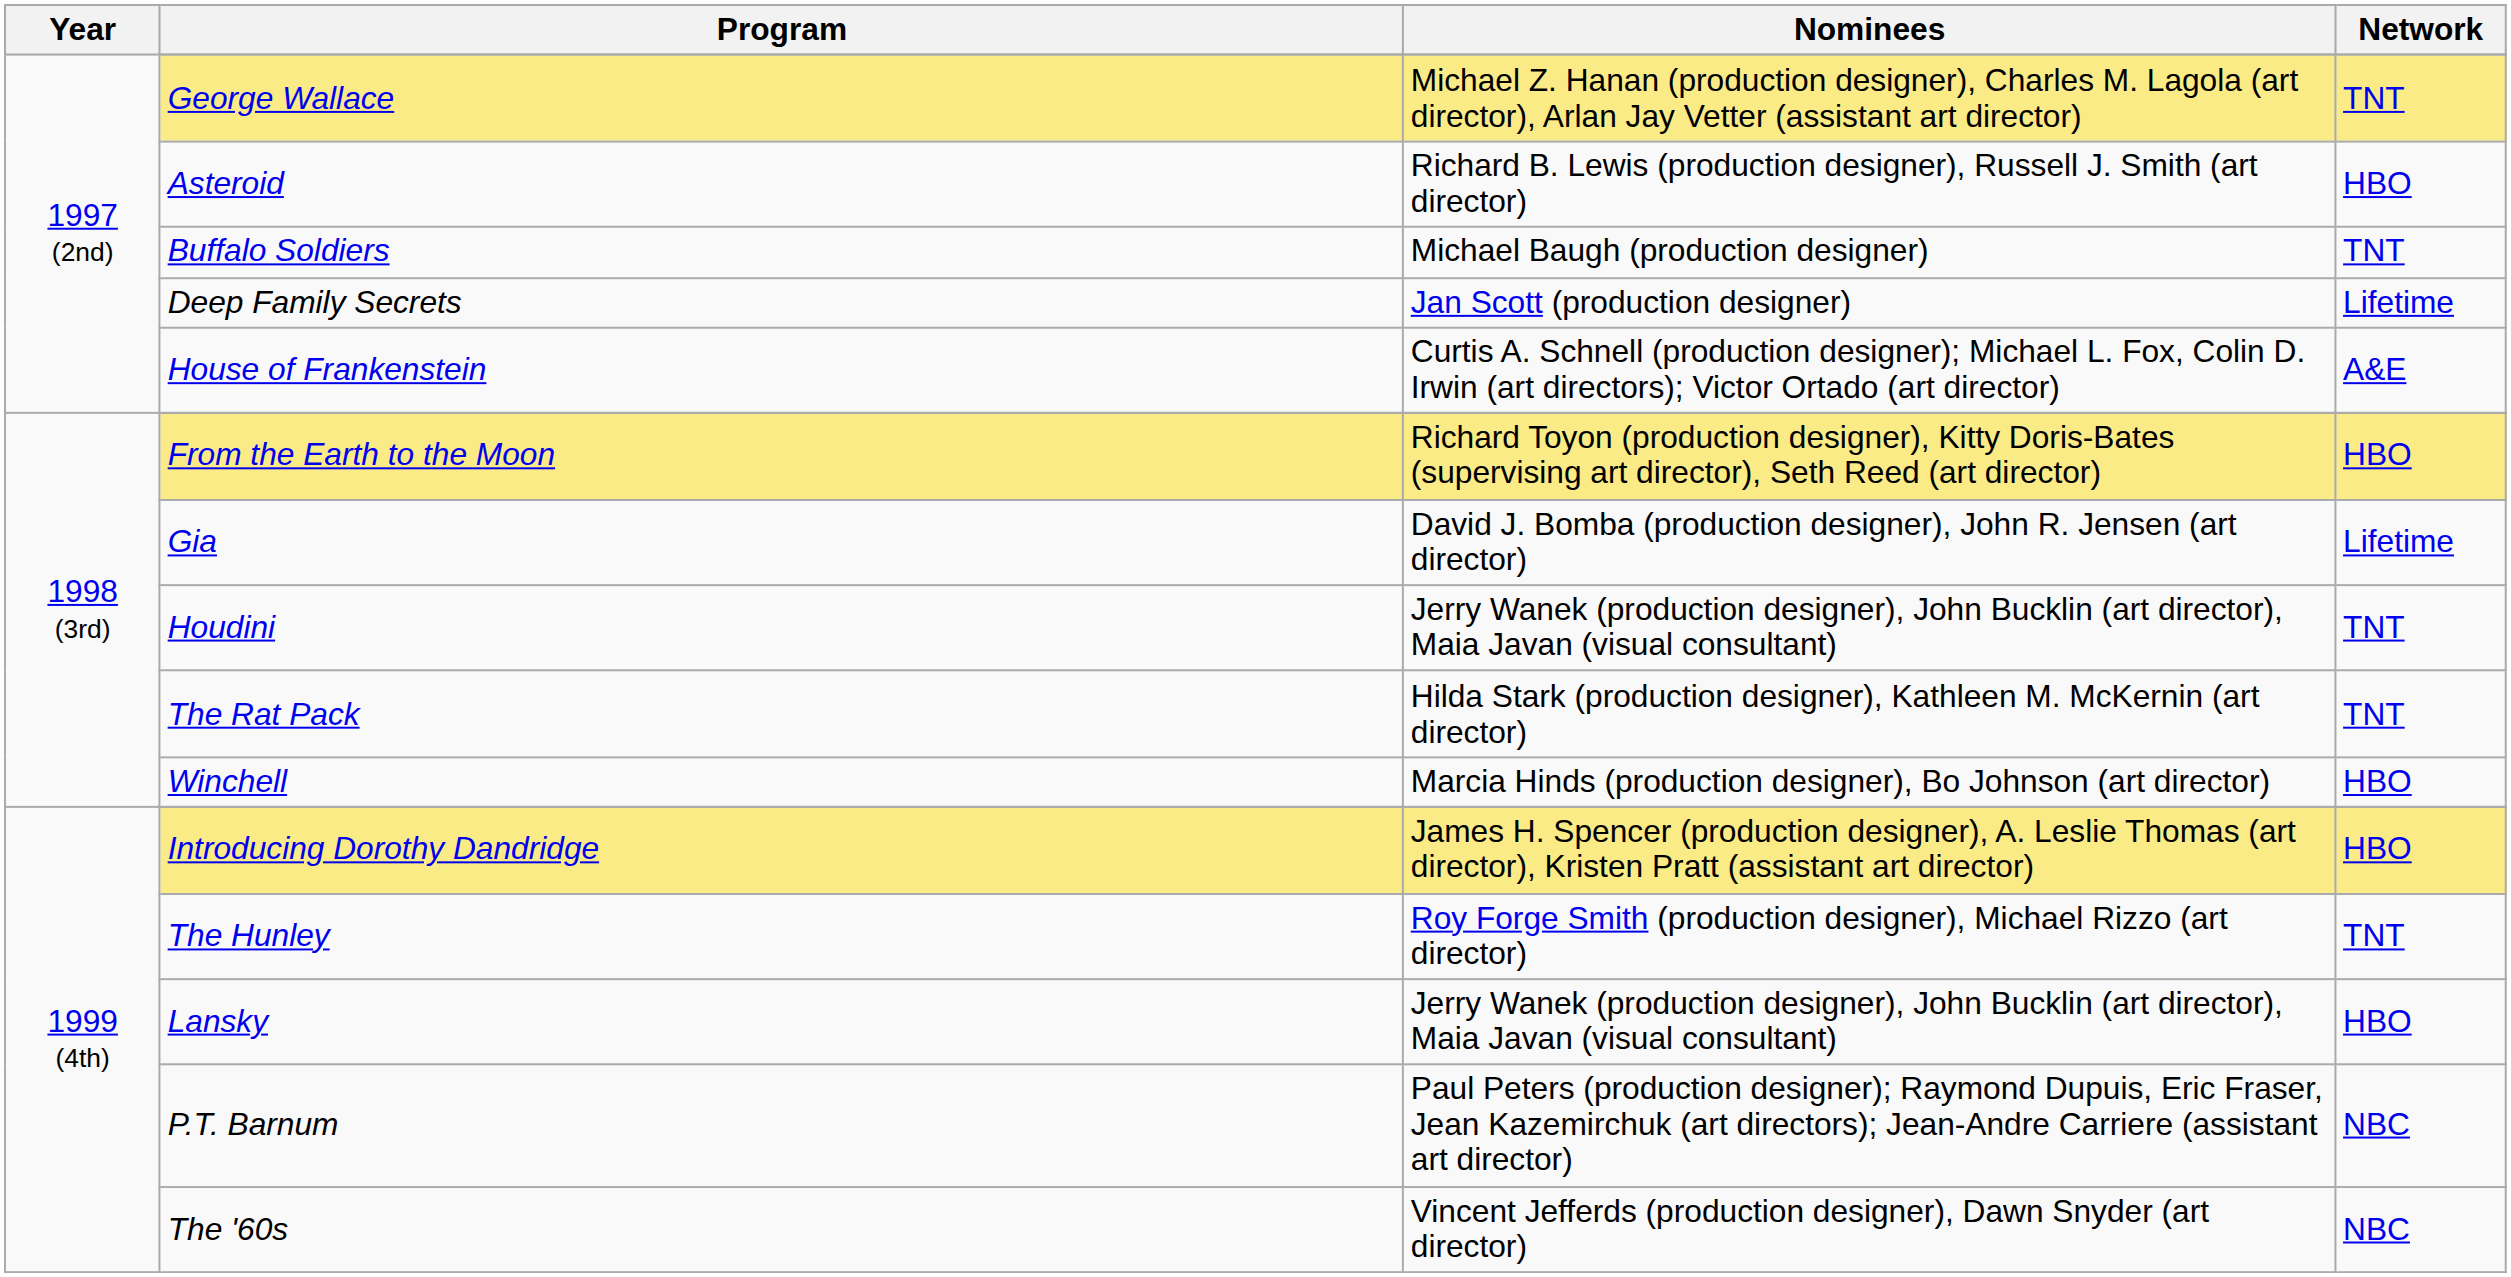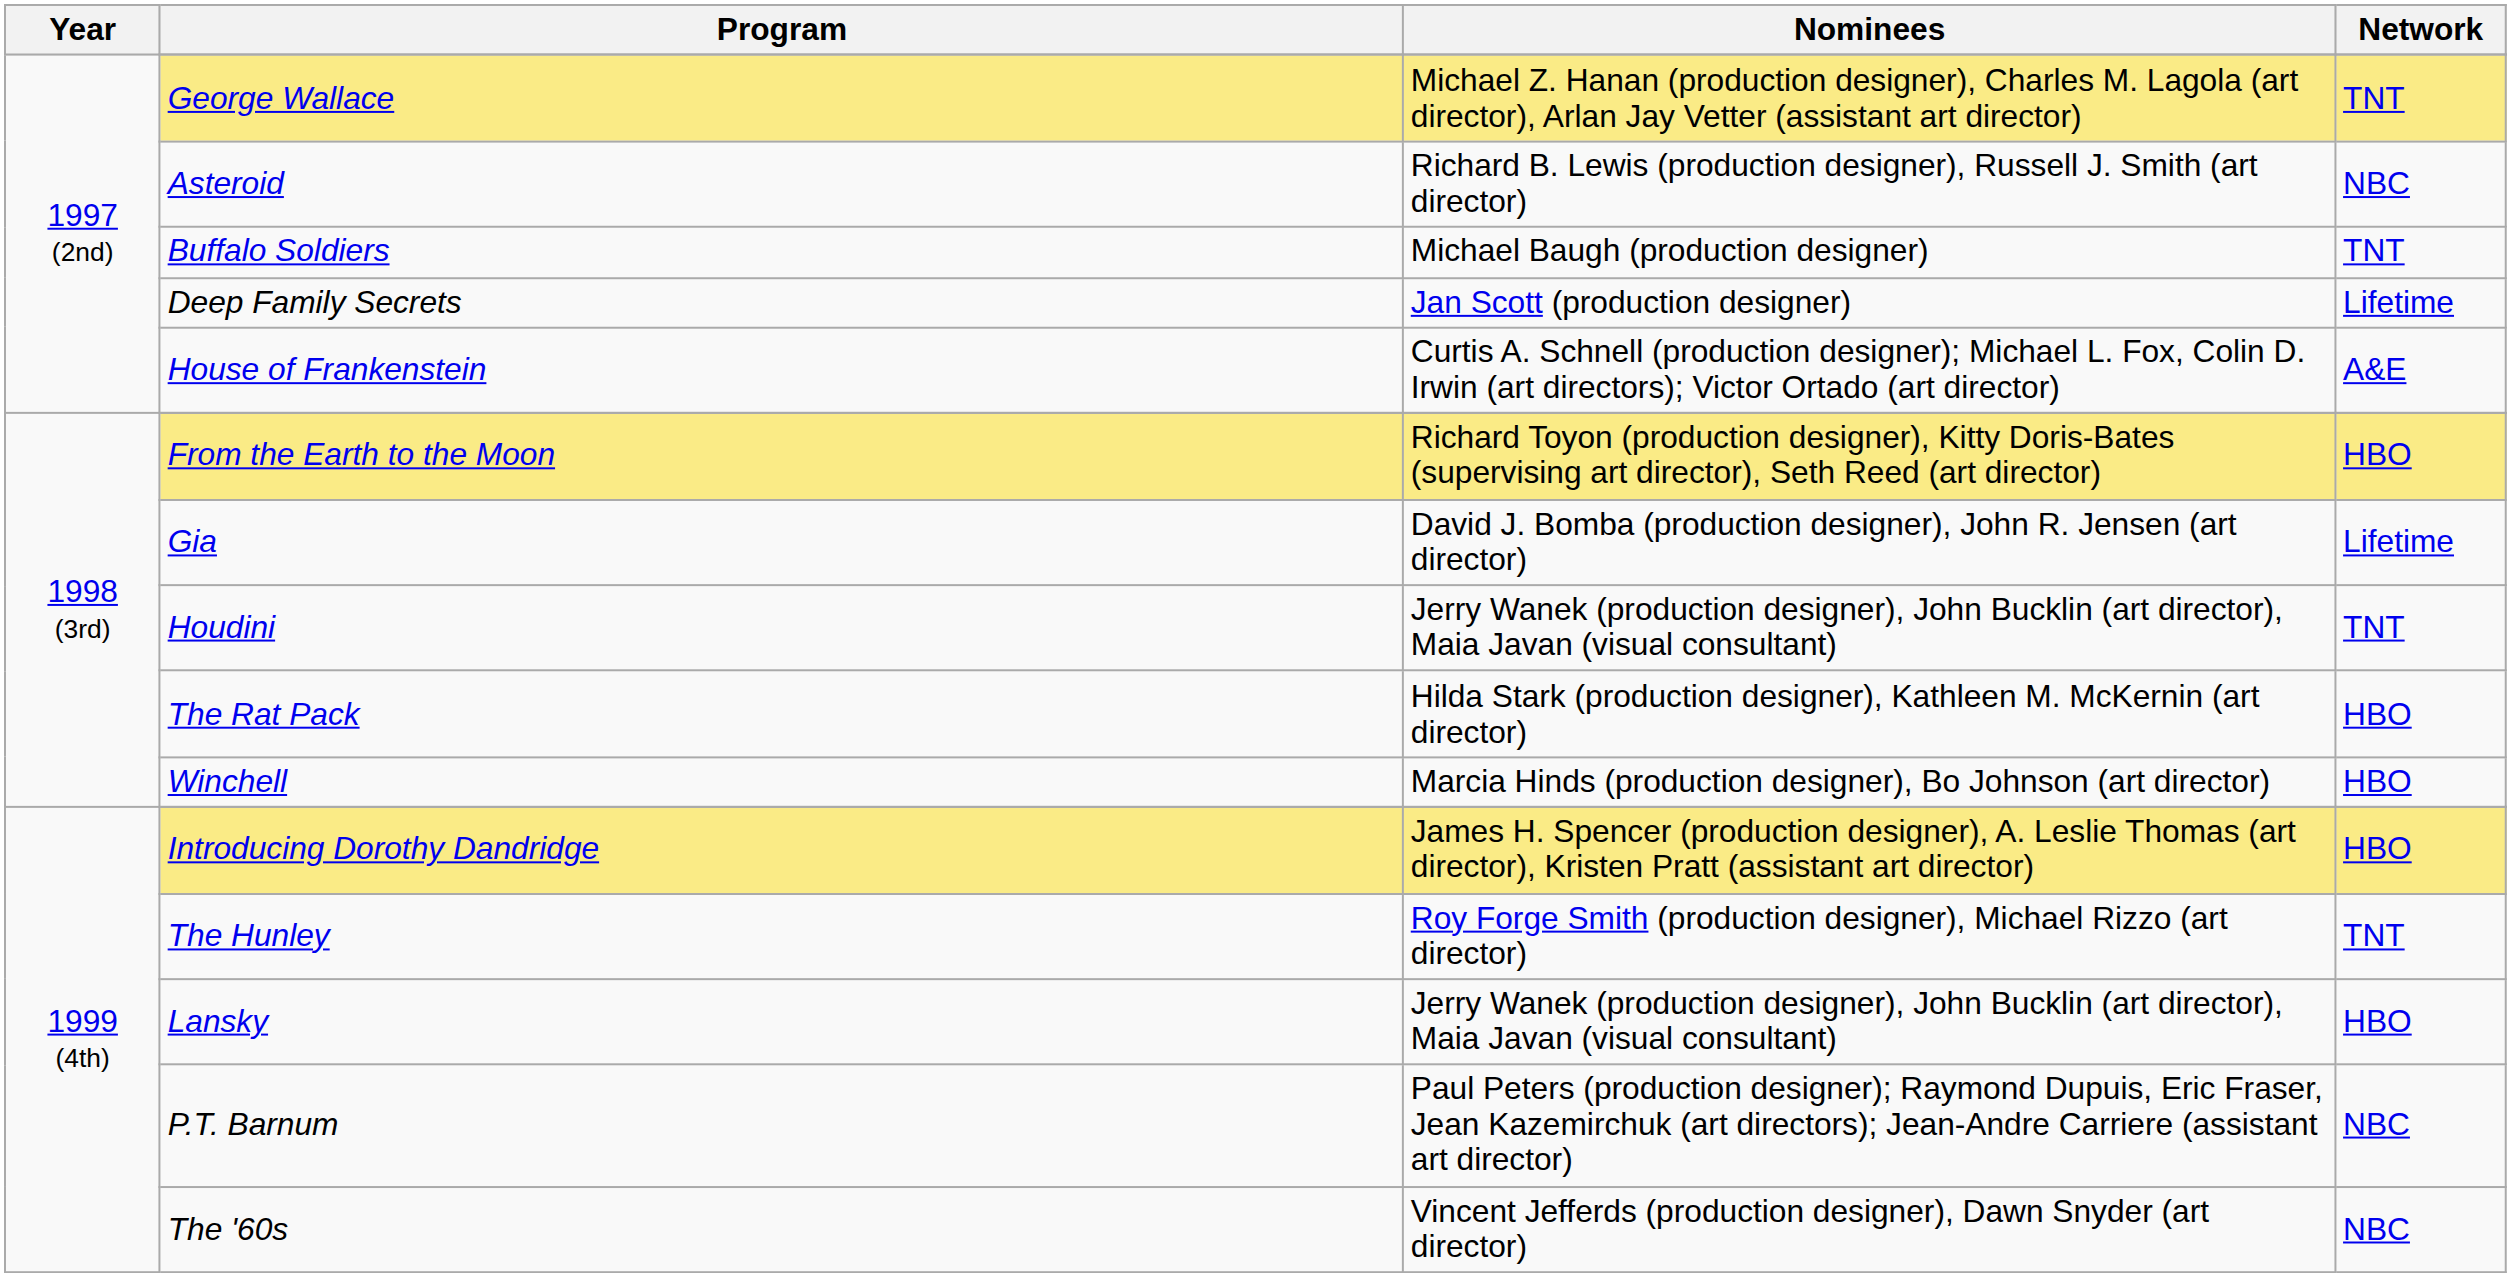(2377, 183) HBO -> (2377, 183) NBC
(2374, 713) TNT -> (2377, 713) HBO
